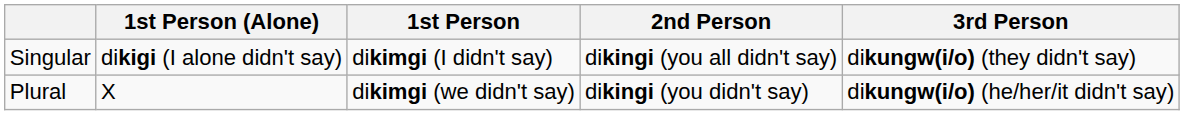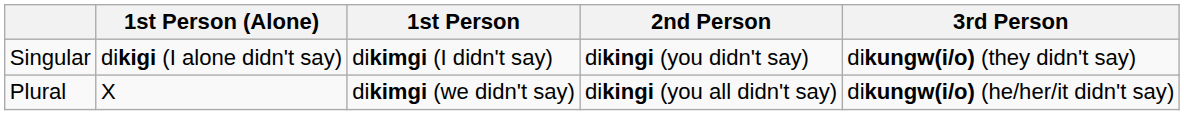(711, 57) dikingi (you all didn't say) -> (697, 57) dikingi (you didn't say)
(697, 92) dikingi (you didn't say) -> (711, 92) dikingi (you all didn't say)
